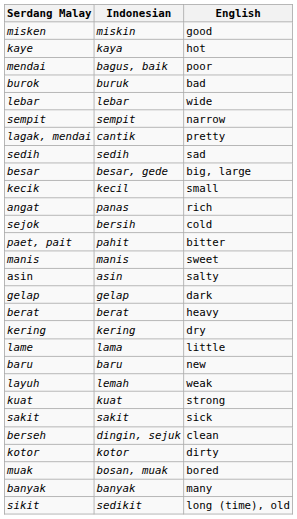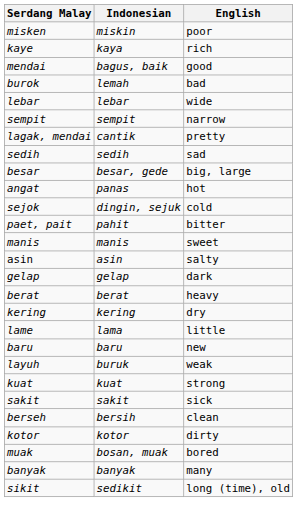(199, 31) good -> (199, 31) poor
(196, 48) hot -> (199, 48) rich
(199, 66) poor -> (199, 66) good
(113, 84) buruk -> (113, 84) lemah
- row: (23, 189)
(199, 207) rich -> (196, 189) hot
(116, 224) bersih -> (139, 207) dingin, sejuk
(113, 383) lemah -> (113, 365) buruk
(139, 435) dingin, sejuk -> (116, 418) bersih
